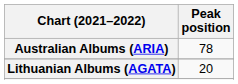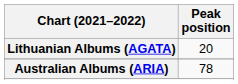rows swapped: (91, 48) <-> (91, 68)
